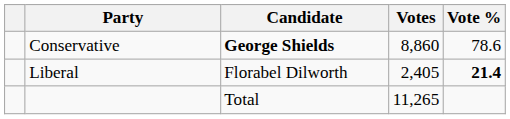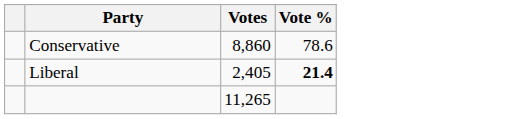- column: (305, 18)
